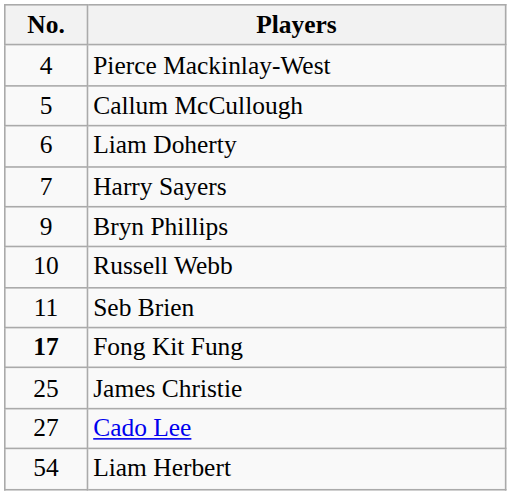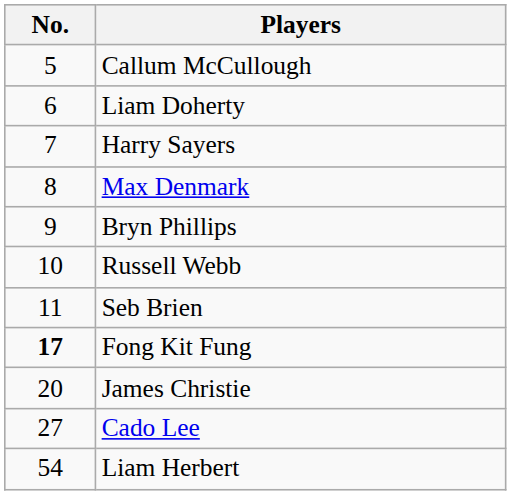- row: (212, 65)
+ row: (175, 186)
(46, 387) 25 -> (50, 387) 20
